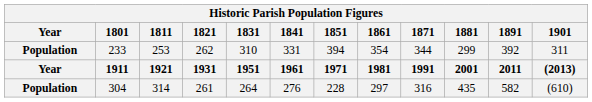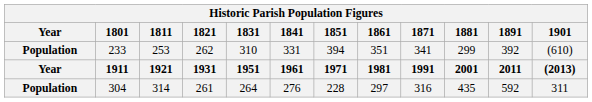(379, 50) 354 -> (379, 50) 351
(423, 50) 344 -> (423, 50) 341
(560, 50) 311 -> (560, 50) (610)
(510, 87) 582 -> (510, 87) 592
(560, 87) (610) -> (560, 87) 311
